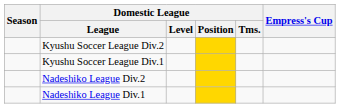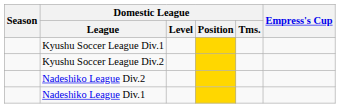rows swapped: (103, 45) <-> (103, 62)
